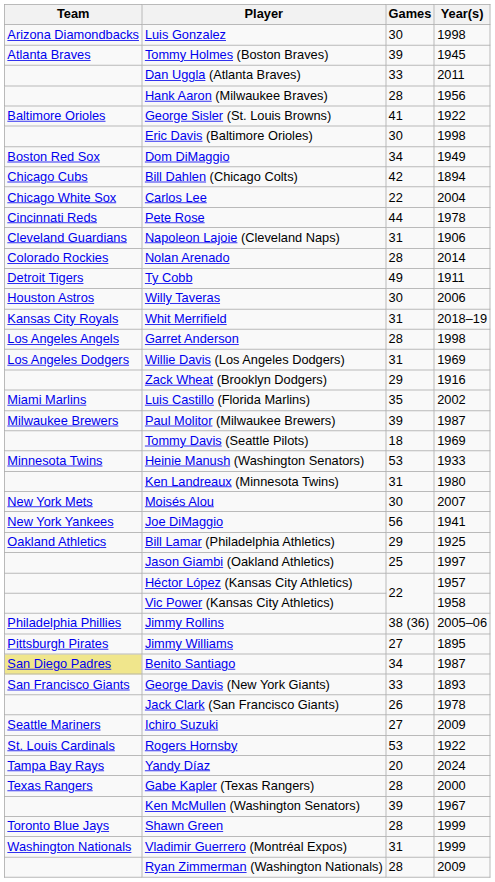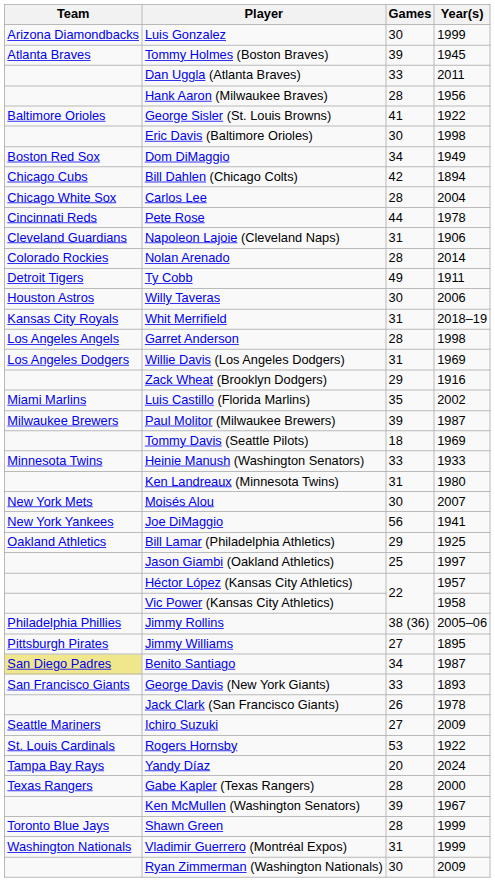(451, 34) 1998 -> (451, 34) 1999
(396, 197) 22 -> (396, 197) 28
(396, 461) 53 -> (396, 461) 33
(396, 867) 28 -> (396, 867) 30
